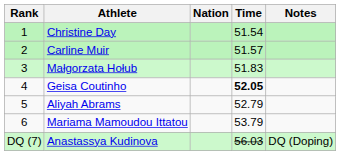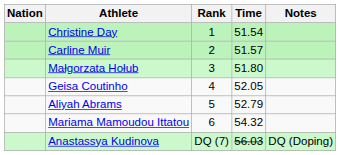columns swapped: (24, 13) <-> (211, 13)
(249, 68) 51.83 -> (249, 68) 51.80
(249, 86) bold -> (249, 86) normal
(249, 123) 53.79 -> (249, 123) 54.32
